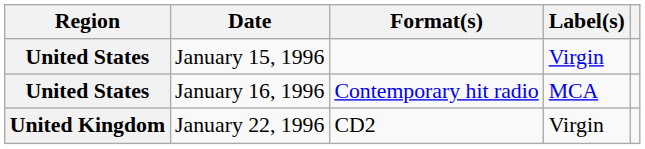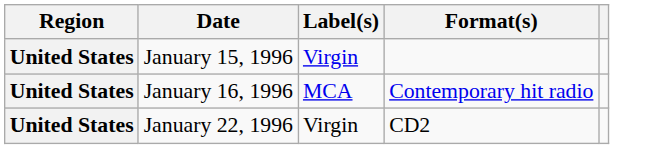columns swapped: (437, 21) <-> (587, 21)
(87, 125) United Kingdom -> (72, 125) United States
